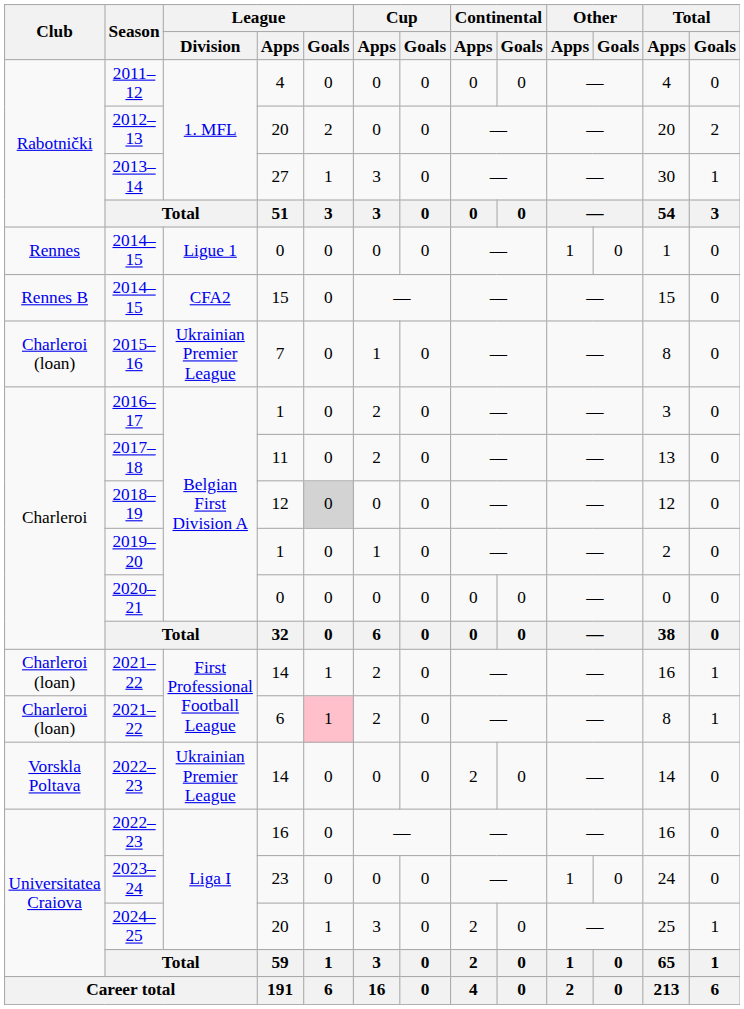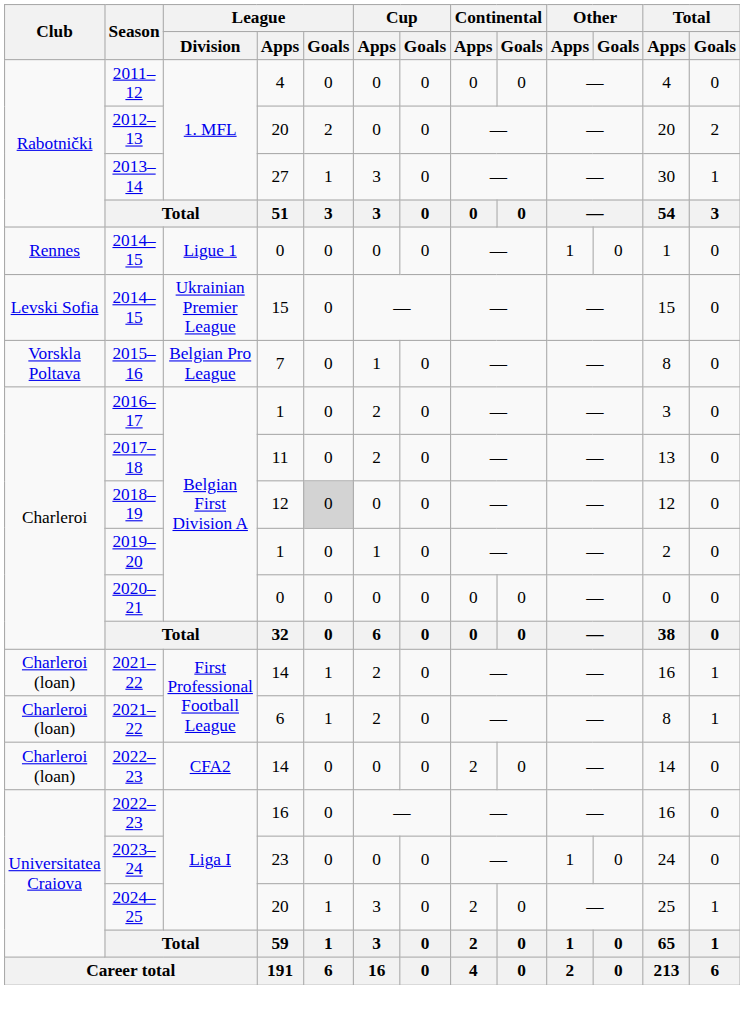(55, 297) Rennes B -> (55, 307) Levski Sofia
(210, 297) CFA2 -> (210, 307) Ukrainian Premier League
(55, 354) Charleroi (loan) -> (55, 363) Vorskla Poltava
(210, 354) Ukrainian Premier League -> (210, 363) Belgian Pro League
(328, 719) pink background -> (328, 719) no background
(55, 775) Vorskla Poltava -> (55, 765) Charleroi (loan)
(210, 775) Ukrainian Premier League -> (210, 765) CFA2
